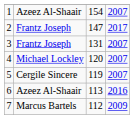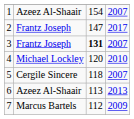(96, 43) normal -> (96, 43) bold
(118, 59) 2007 -> (118, 59) 2010
(95, 75) 119 -> (95, 75) 118
(118, 91) 2016 -> (118, 91) 2013
